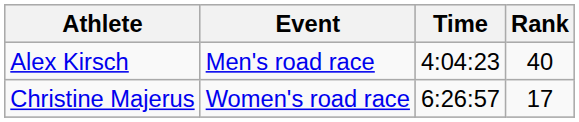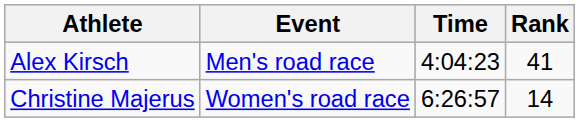(540, 61) 40 -> (540, 61) 41
(540, 99) 17 -> (540, 99) 14
